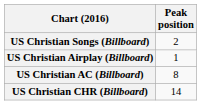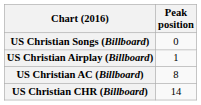(176, 41) 2 -> (176, 41) 0
